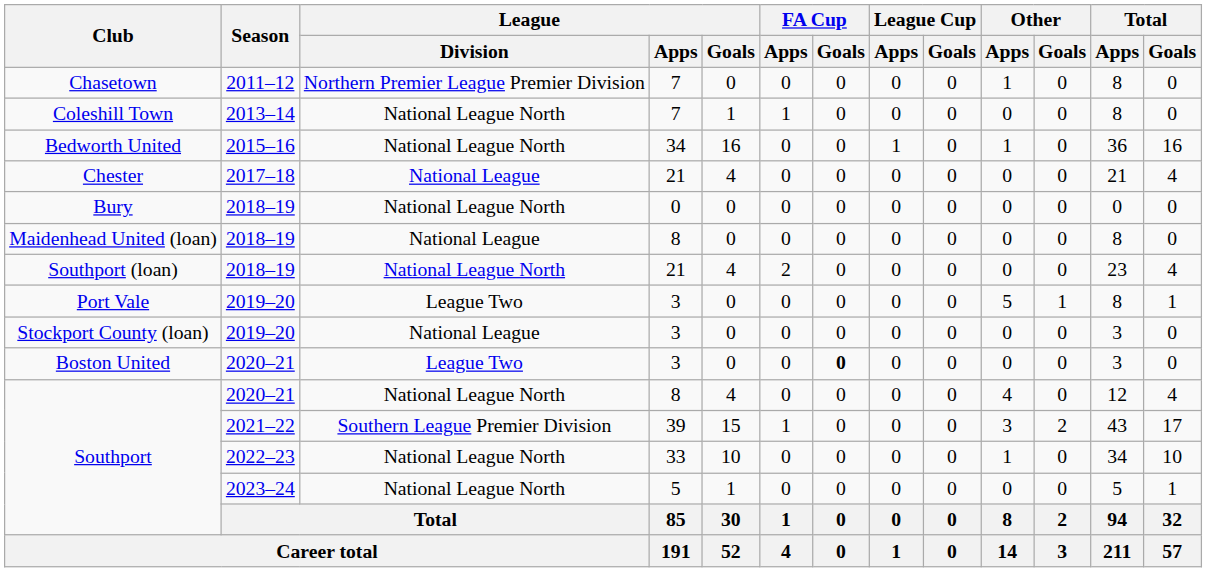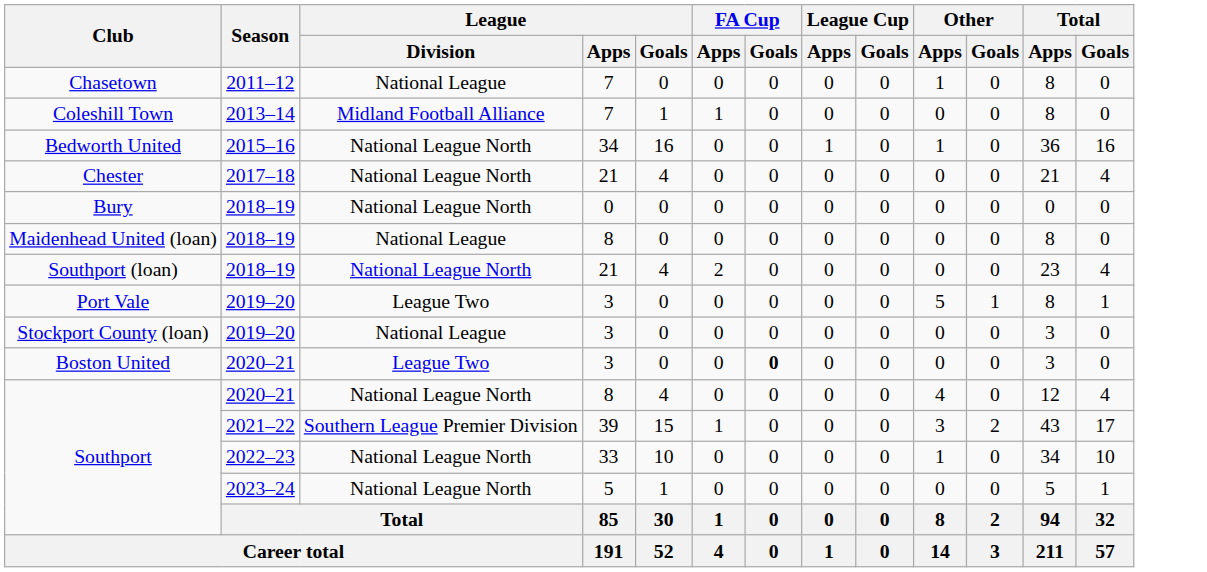(474, 82) Northern Premier League Premier Division -> (441, 82) National League
(474, 113) National League North -> (441, 113) Midland Football Alliance
(474, 176) National League -> (441, 176) National League North
